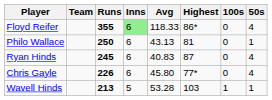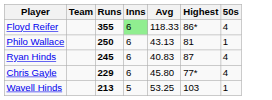- column: (234, 12)
(106, 73) 226 -> (106, 73) 229
(162, 88) 53.28 -> (162, 88) 53.25
